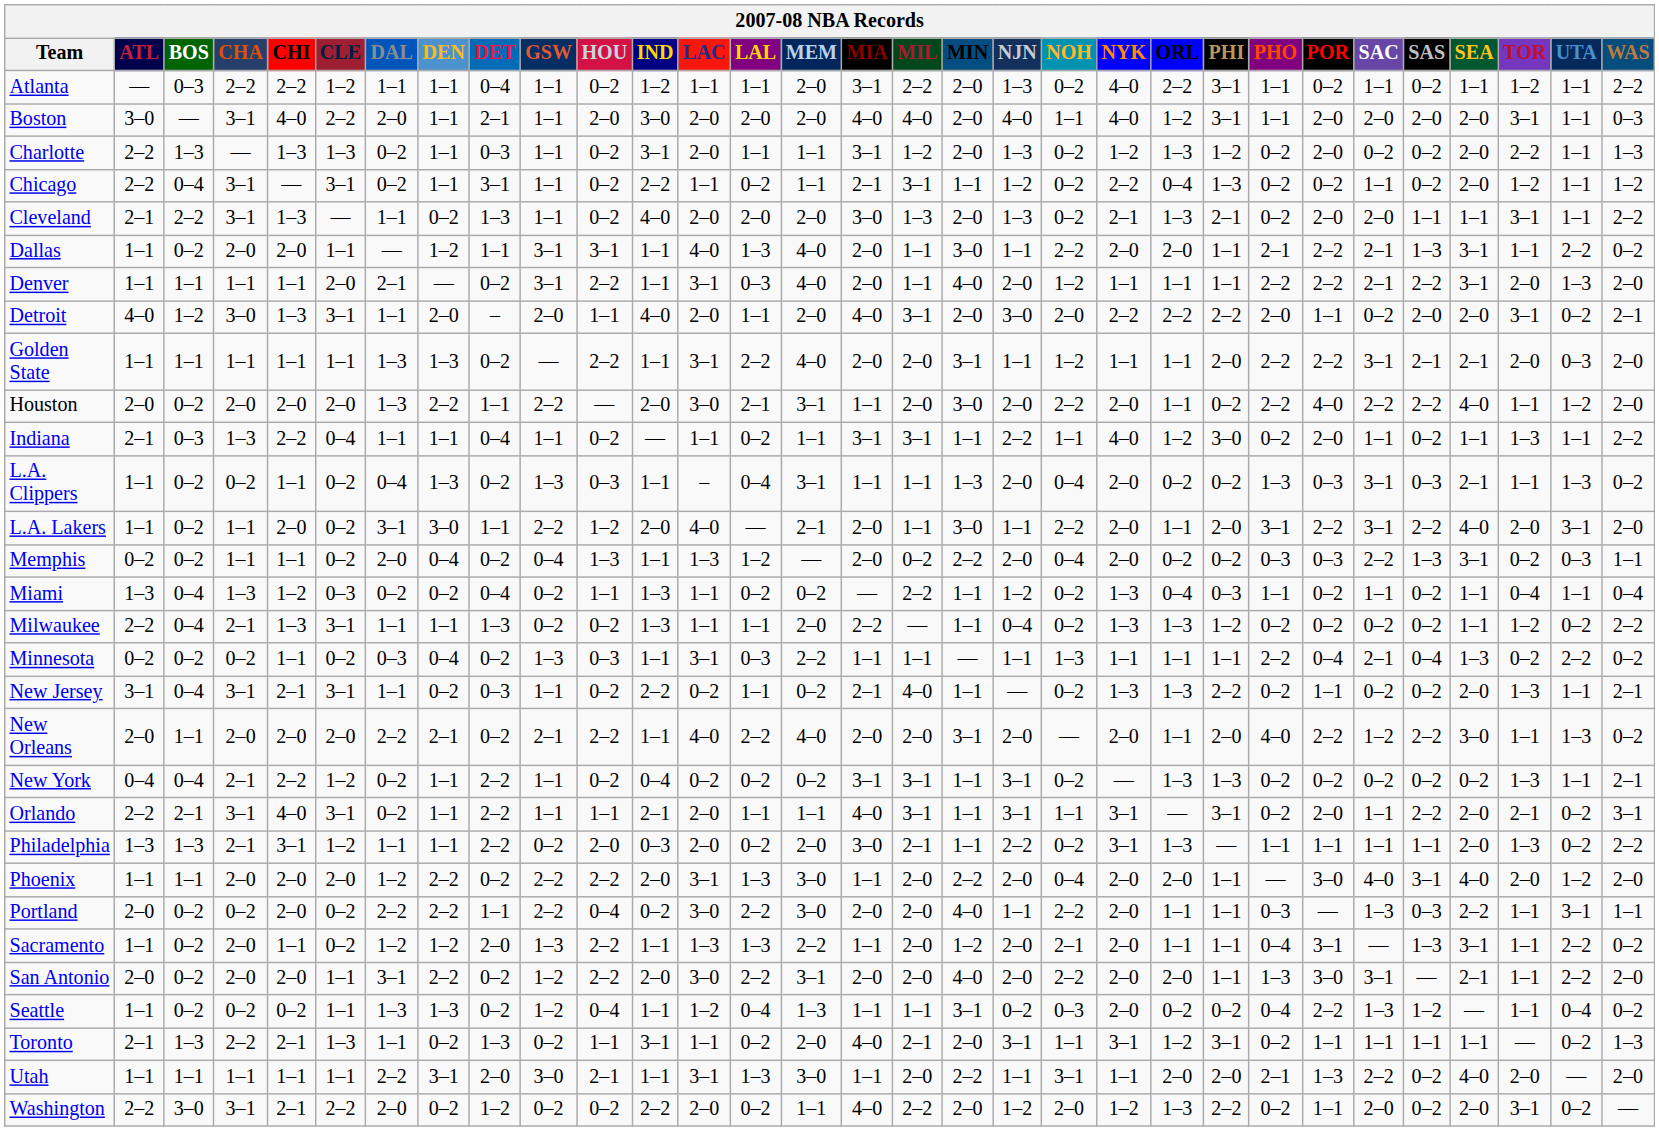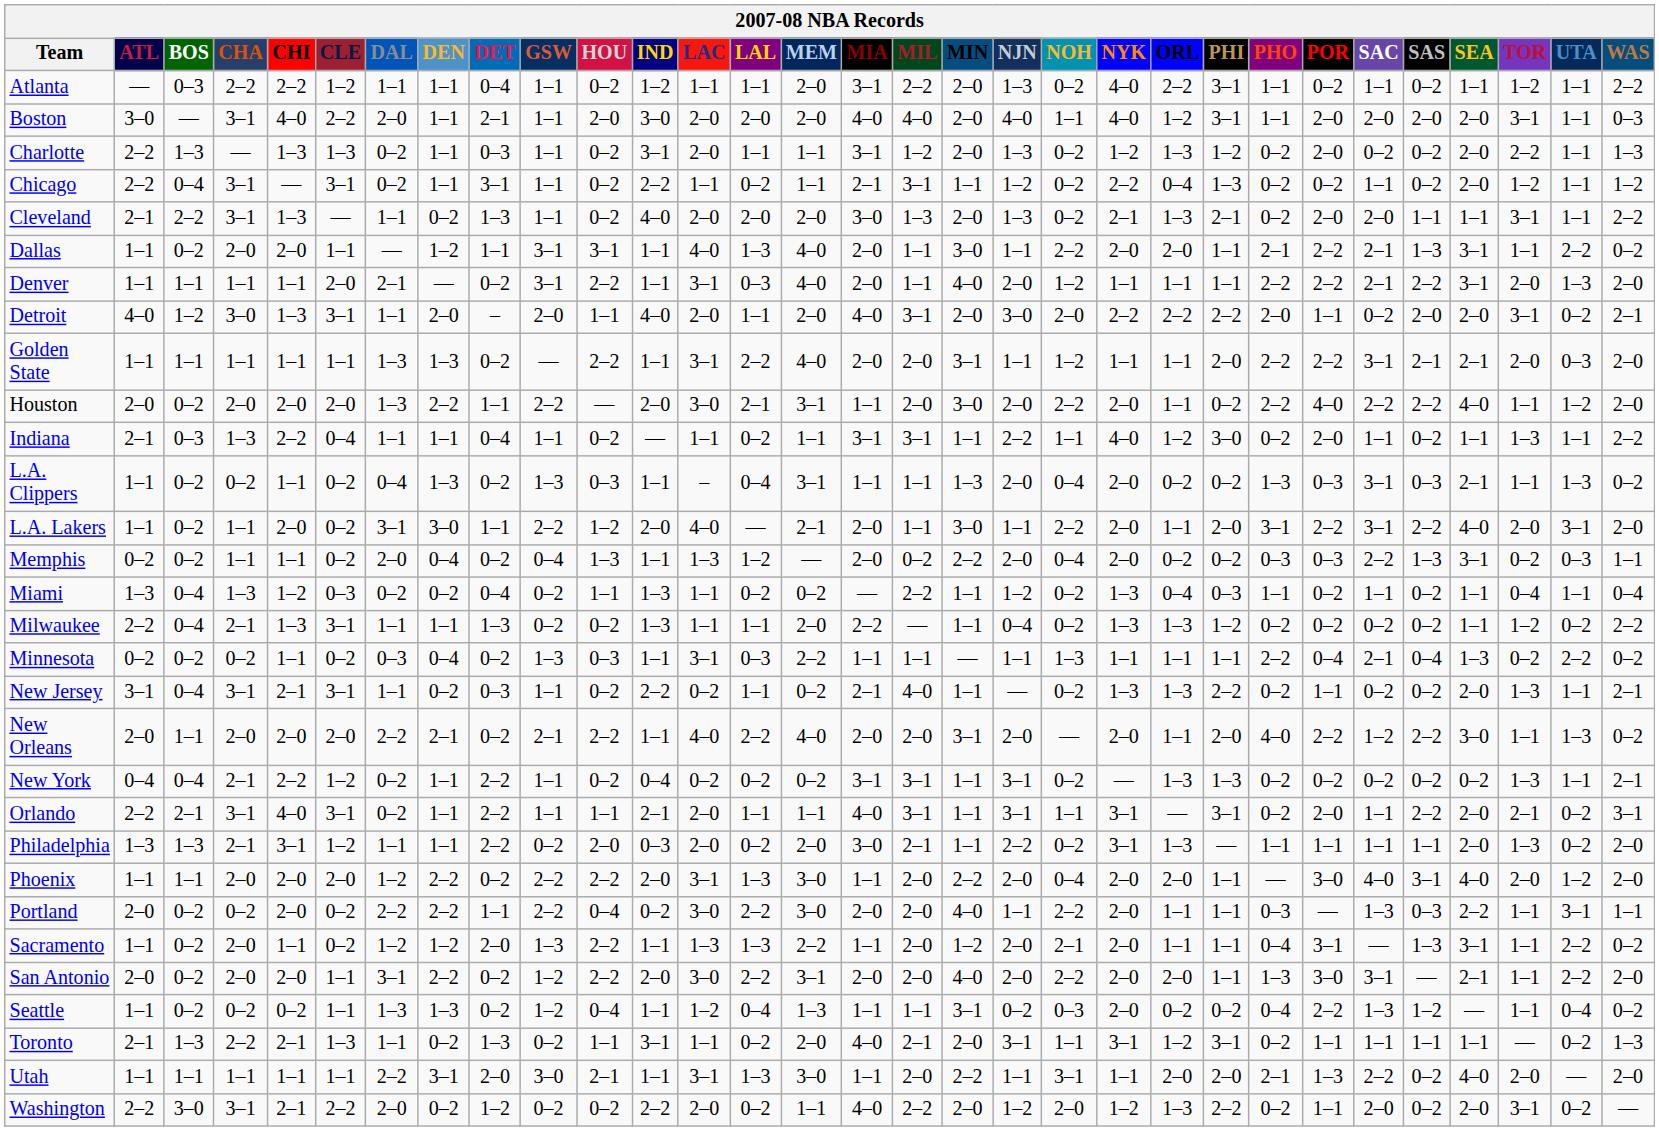(1628, 846) 2–2 -> (1628, 846) 2–0
